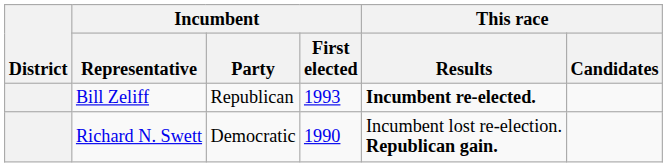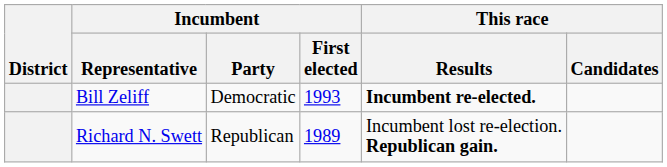(252, 97) Republican -> (253, 97) Democratic
(253, 136) Democratic -> (252, 136) Republican
(322, 136) 1990 -> (322, 136) 1989
